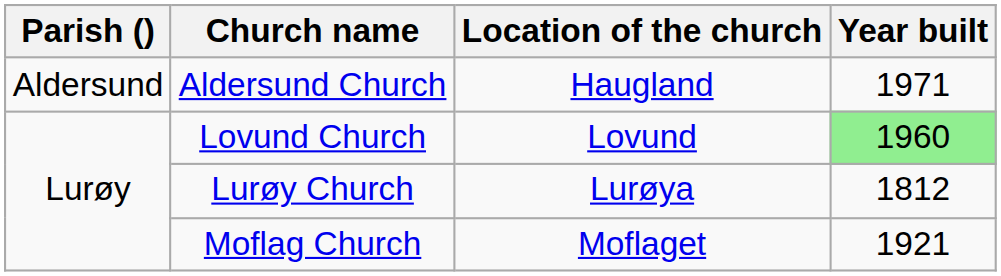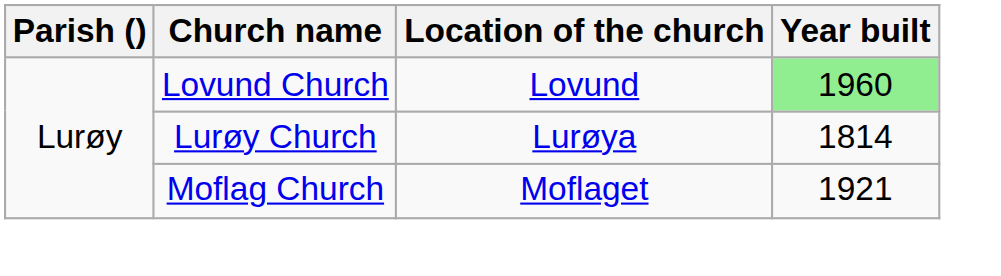- row: (313, 84)
(913, 190) 1812 -> (855, 137) 1814
